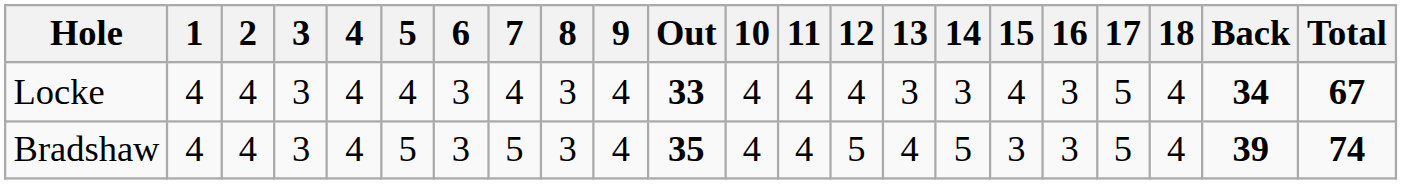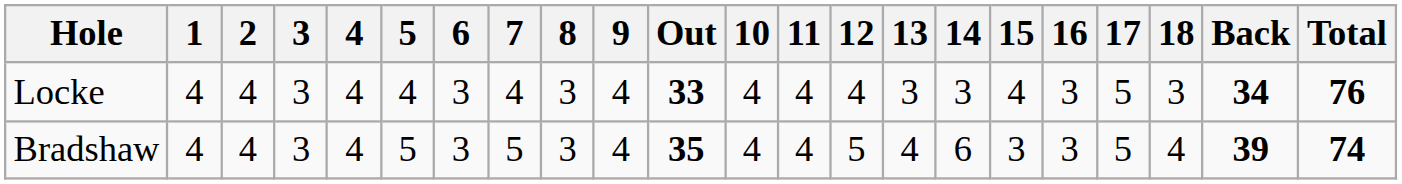(1176, 91) 4 -> (1176, 91) 3
(1347, 91) 67 -> (1347, 91) 76
(963, 149) 5 -> (963, 149) 6
